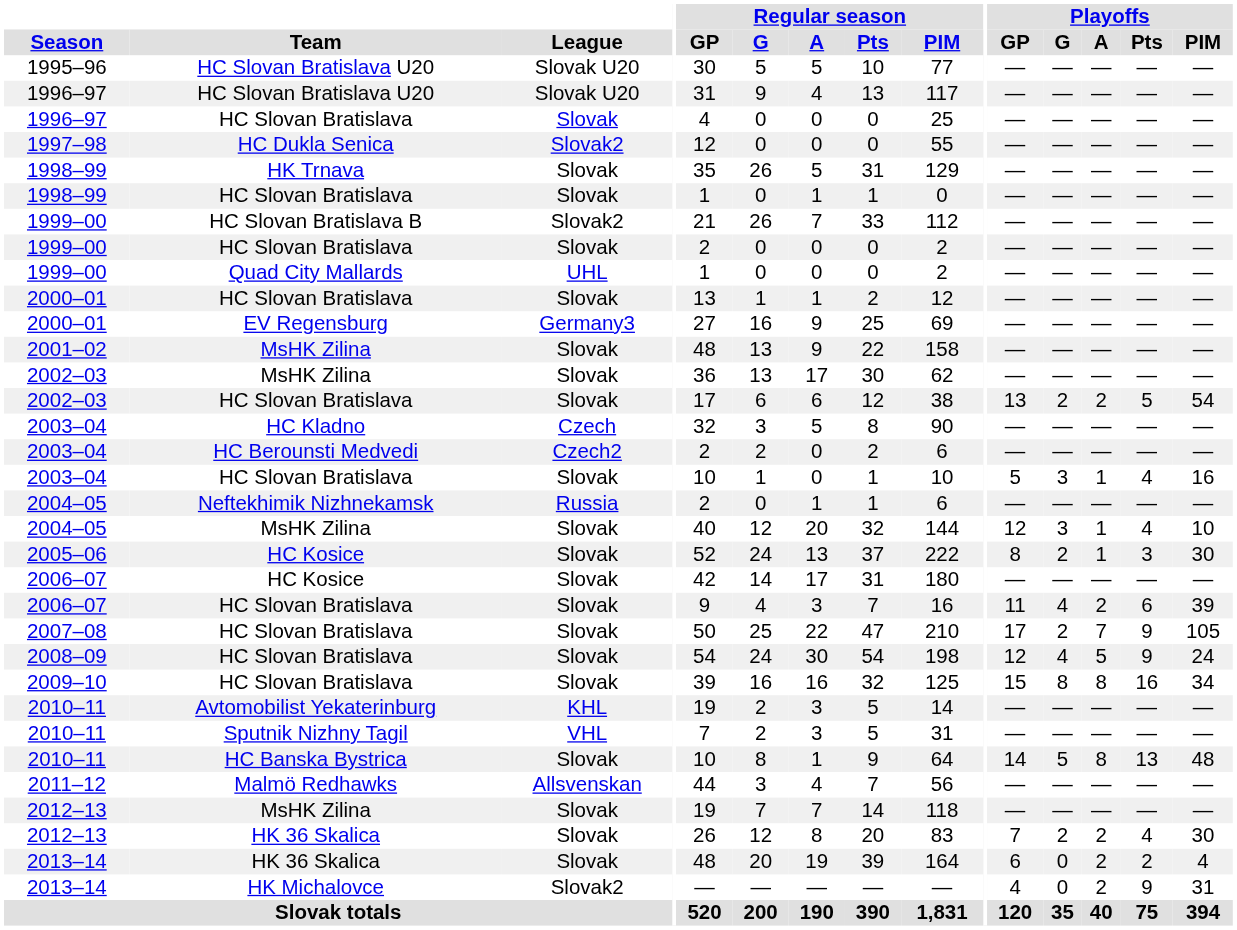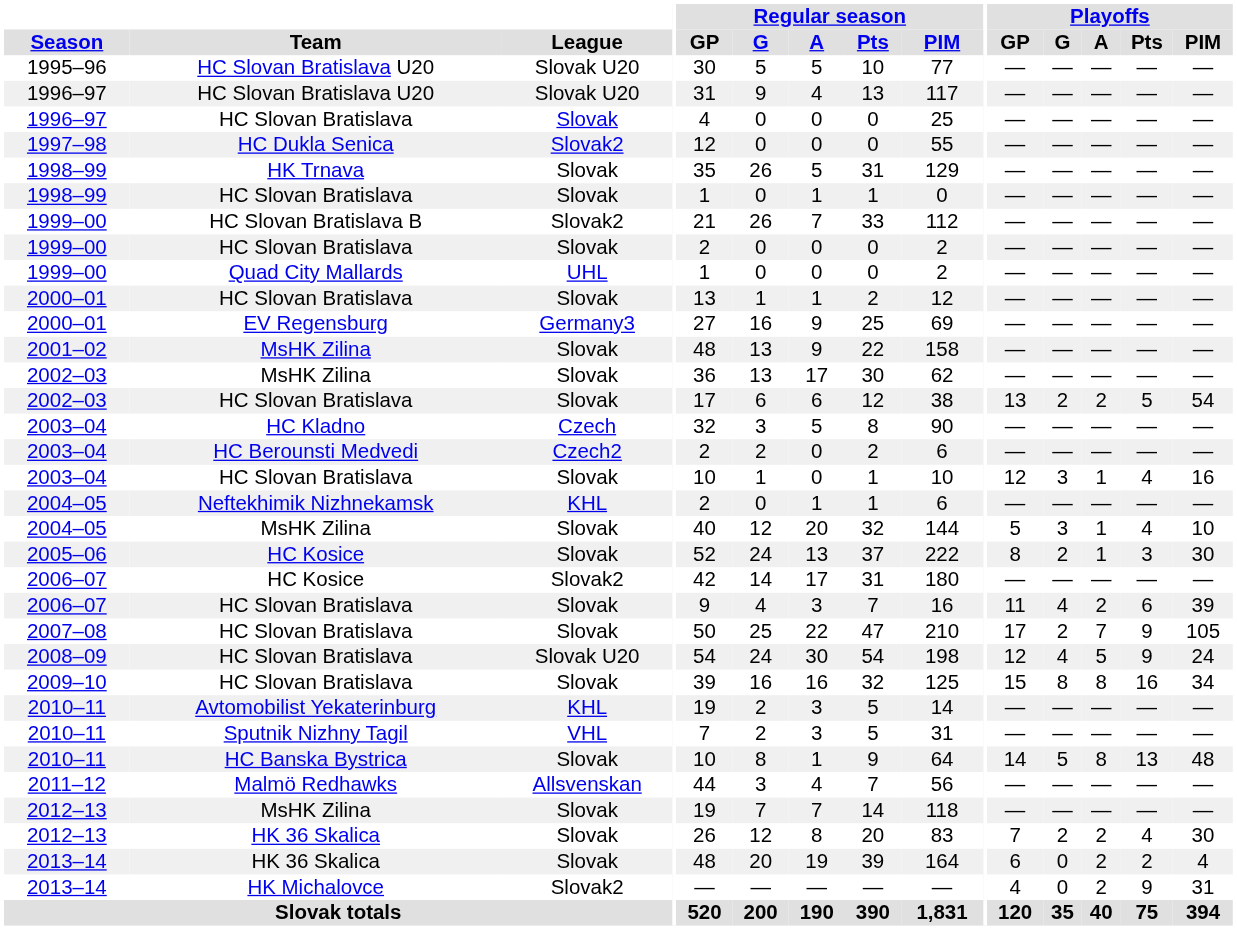(1015, 477) 5 -> (1015, 477) 12
(587, 503) Russia -> (587, 503) KHL
(1015, 528) 12 -> (1015, 528) 5
(587, 579) Slovak -> (587, 579) Slovak2
(587, 656) Slovak -> (587, 656) Slovak U20
